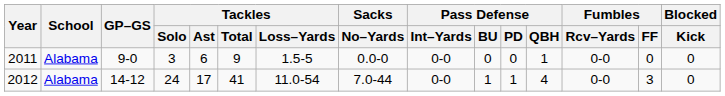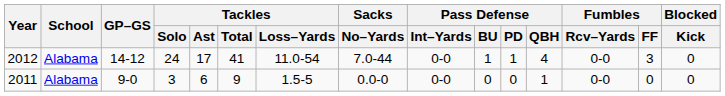rows swapped: (23, 58) <-> (23, 79)
